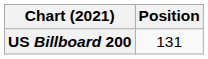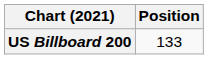(169, 41) 131 -> (169, 41) 133
